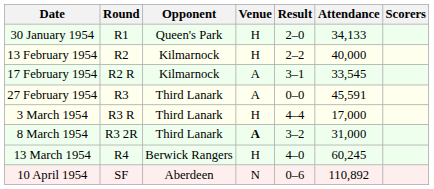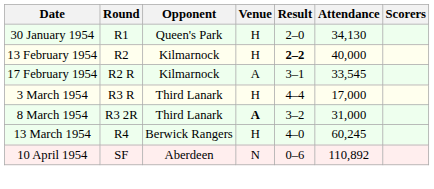(349, 34) 34,133 -> (349, 34) 34,130
(295, 54) normal -> (295, 54) bold
- row: (52, 94)
